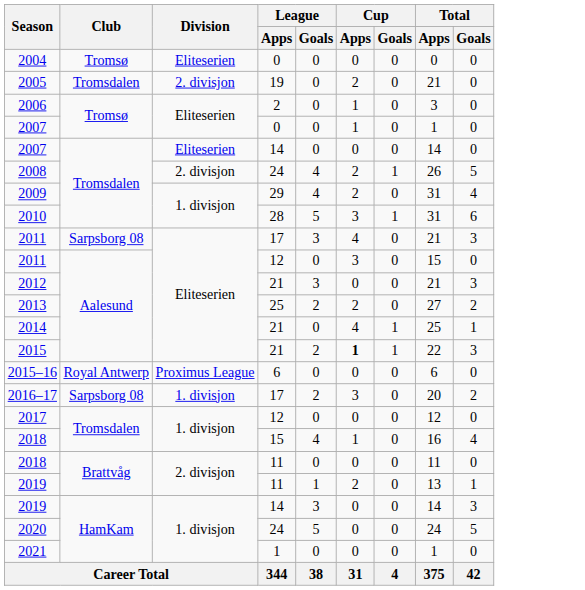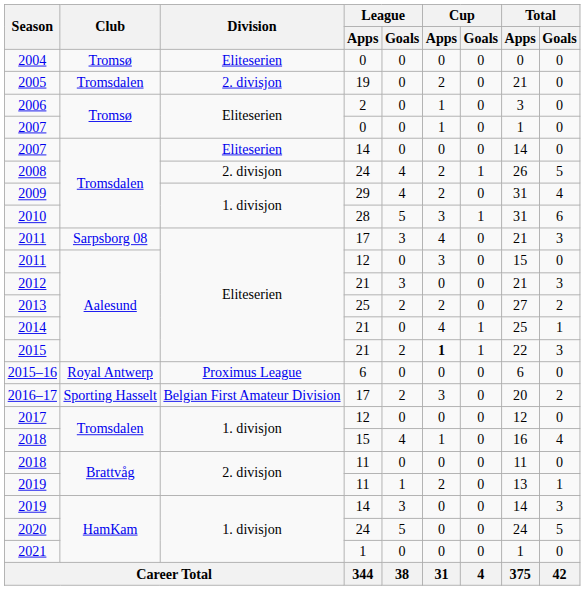(106, 395) Sarpsborg 08 -> (110, 395) Sporting Hasselt
(205, 395) 1. divisjon -> (252, 395) Belgian First Amateur Division
